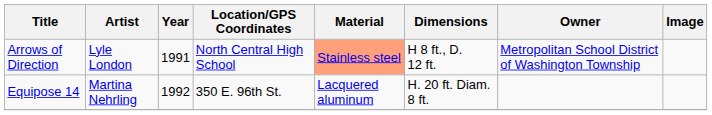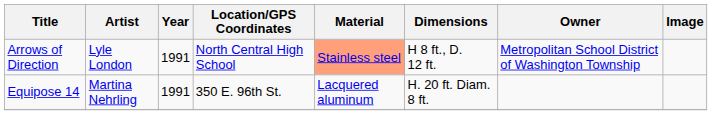(175, 92) 1992 -> (175, 92) 1991
